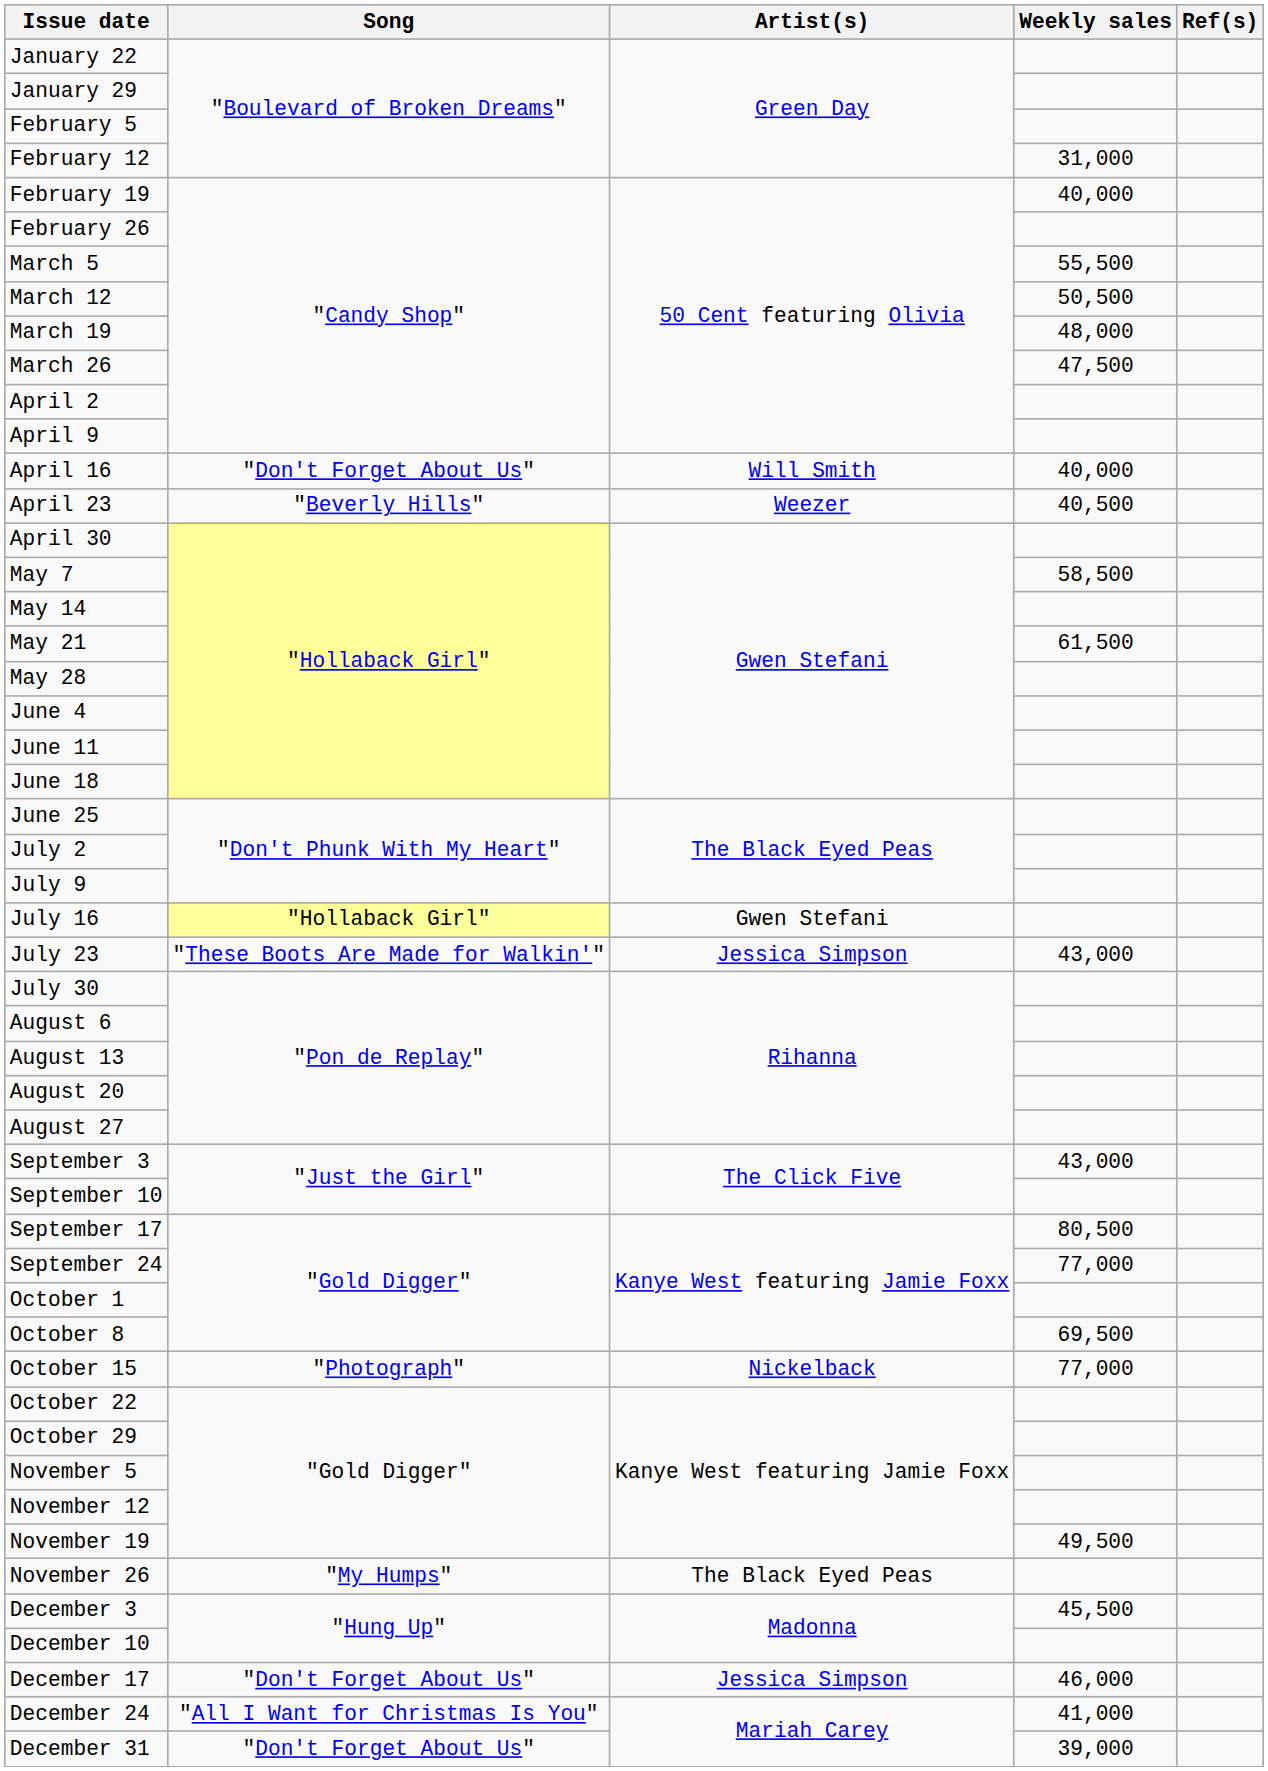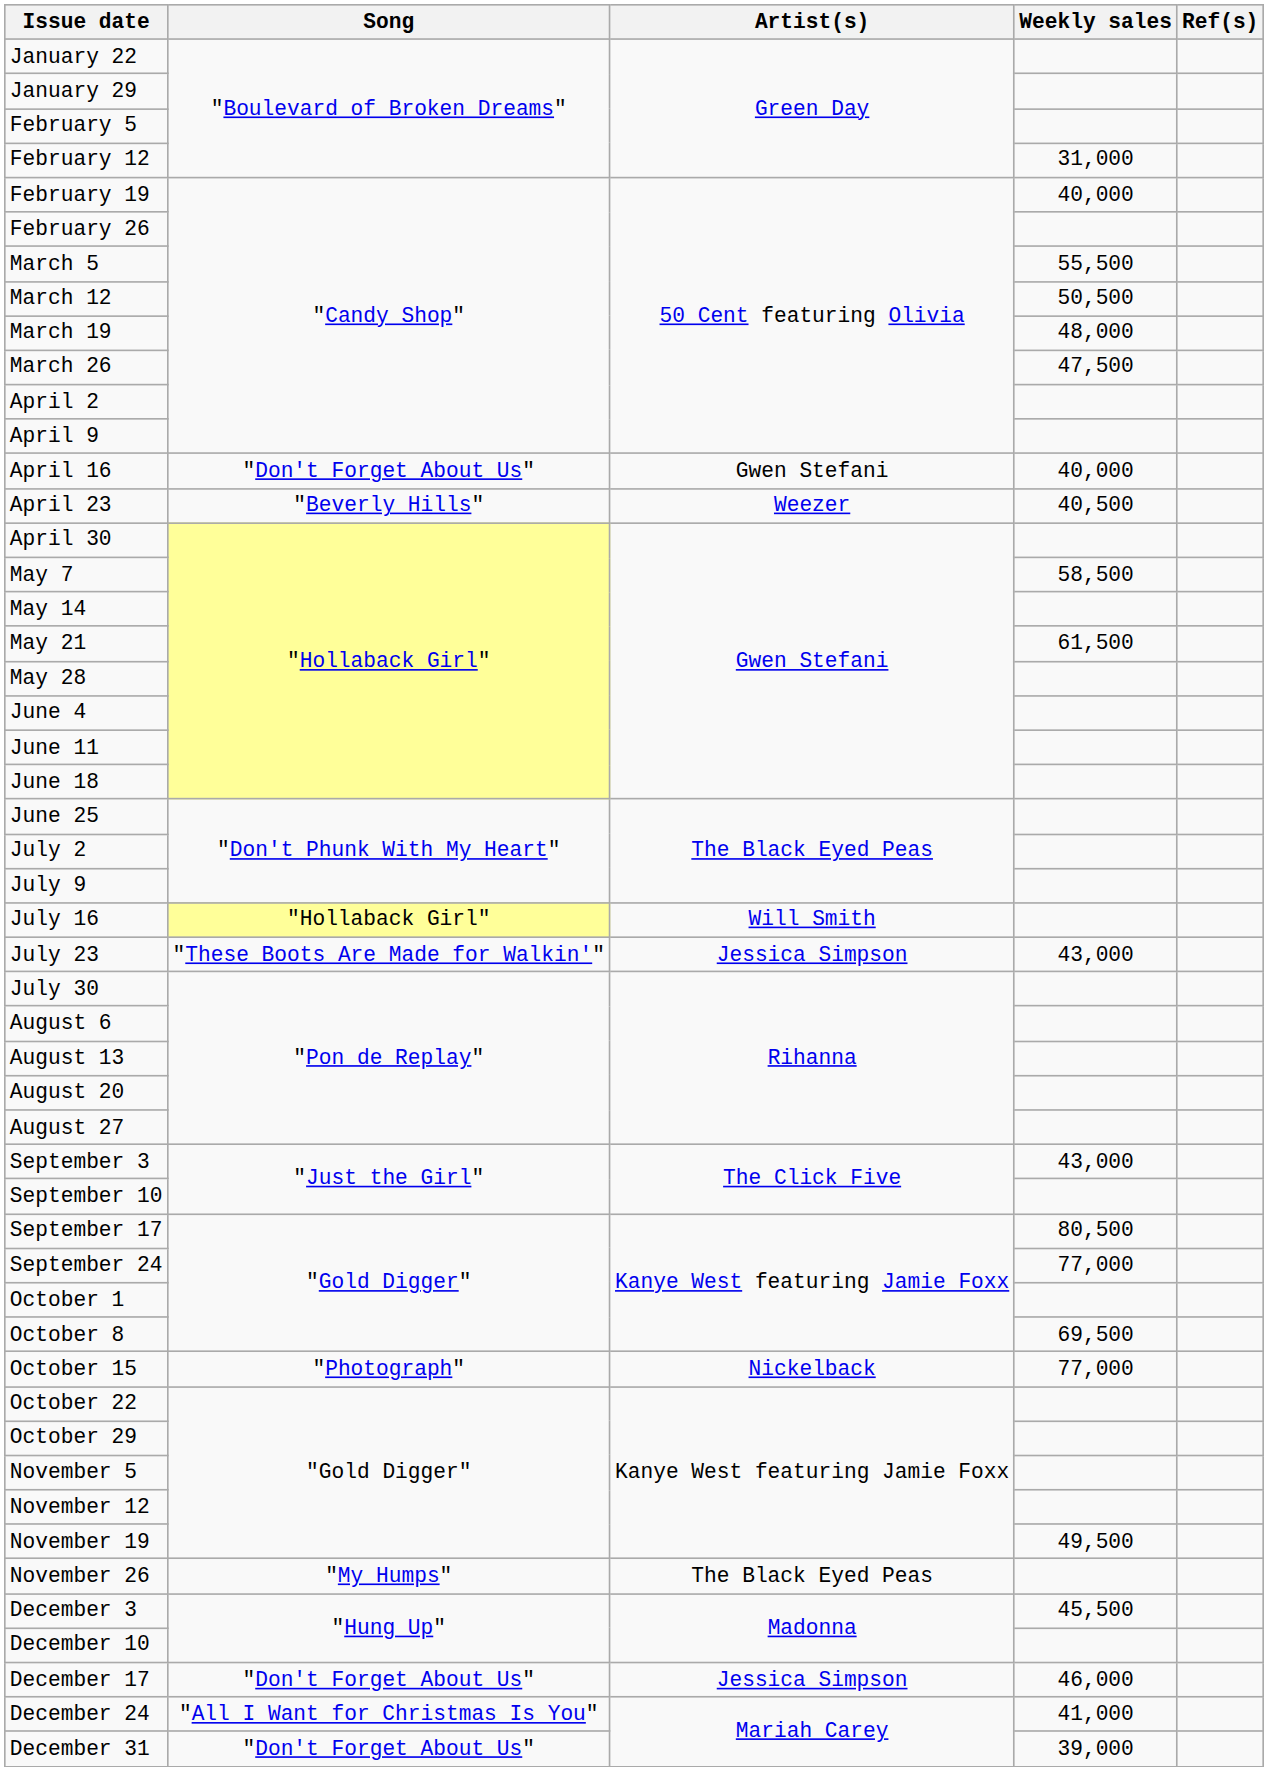(812, 471) Will Smith -> (812, 471) Gwen Stefani
(812, 920) Gwen Stefani -> (812, 920) Will Smith
